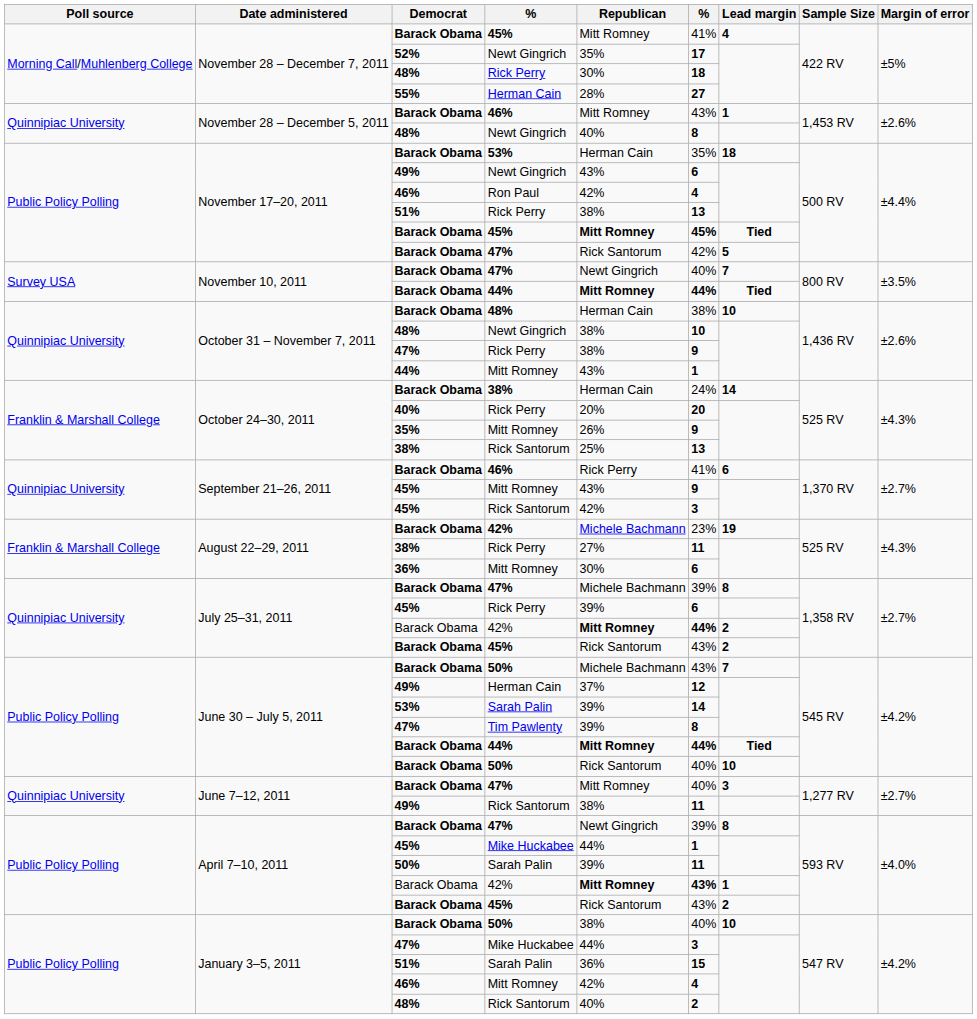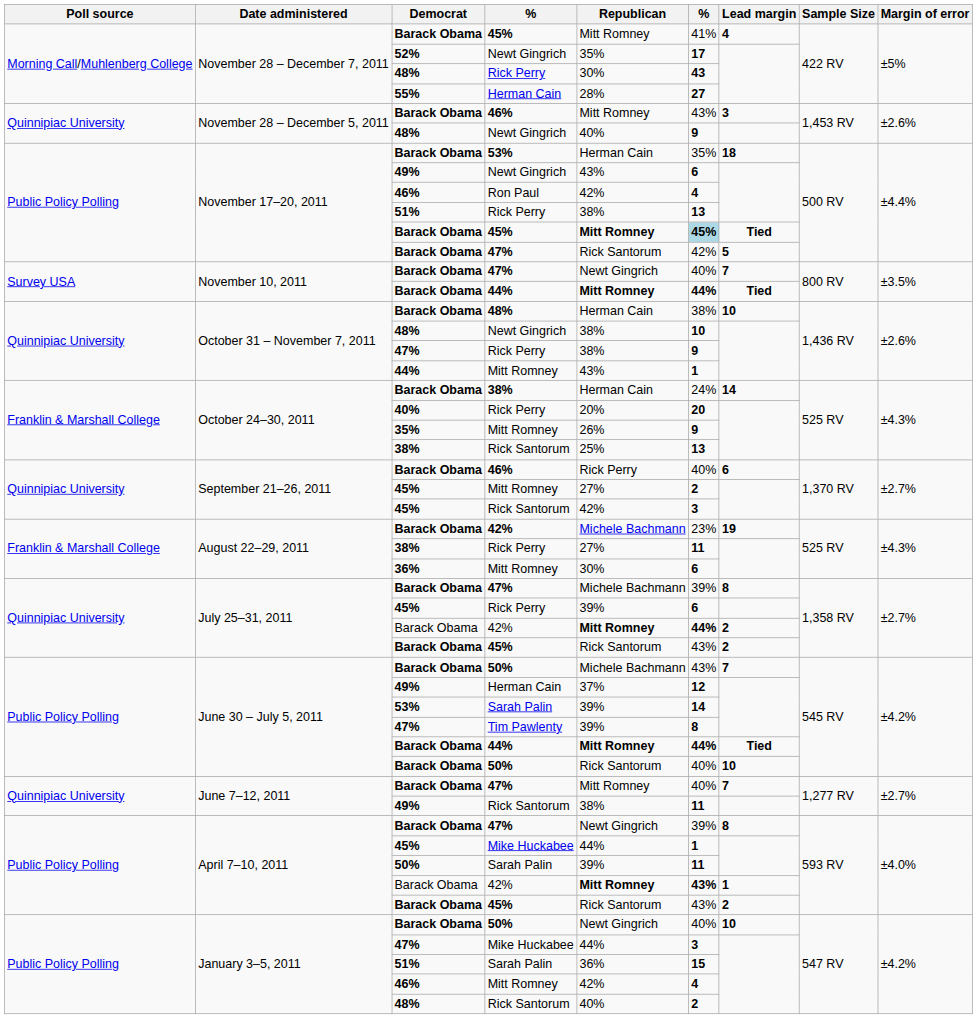(698, 73) 18 -> (698, 73) 43
(726, 113) 1 -> (726, 113) 3
(695, 133) 8 -> (695, 133) 9
(704, 232) no background -> (704, 232) lightblue background
(704, 469) 41% -> (704, 469) 40%
(592, 489) 43% -> (592, 489) 27%
(695, 489) 9 -> (695, 489) 2
(726, 786) 3 -> (726, 786) 7
(592, 924) 38% -> (619, 924) Newt Gingrich
